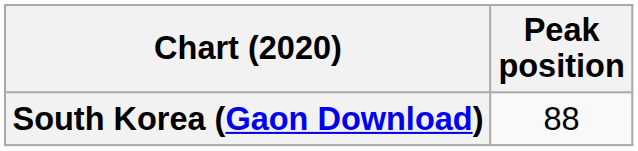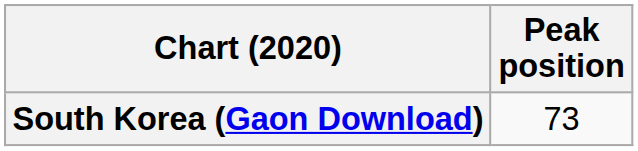(562, 118) 88 -> (562, 118) 73
